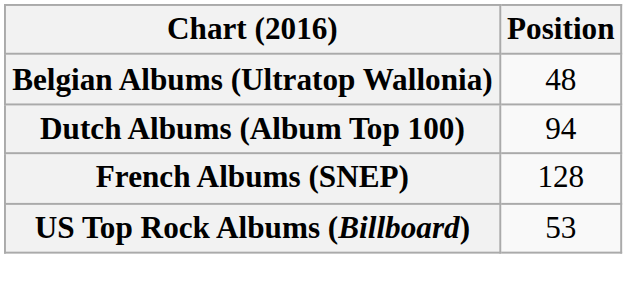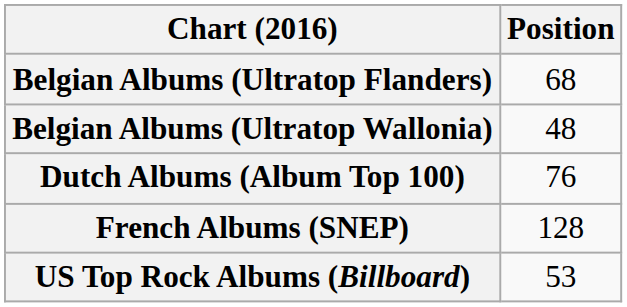+ row: (252, 78)
(561, 128) 94 -> (561, 177) 76
